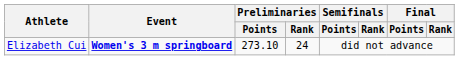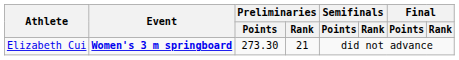(260, 46) 273.10 -> (260, 46) 273.30
(302, 46) 24 -> (302, 46) 21
